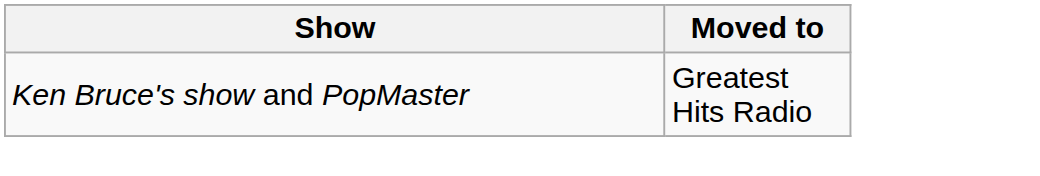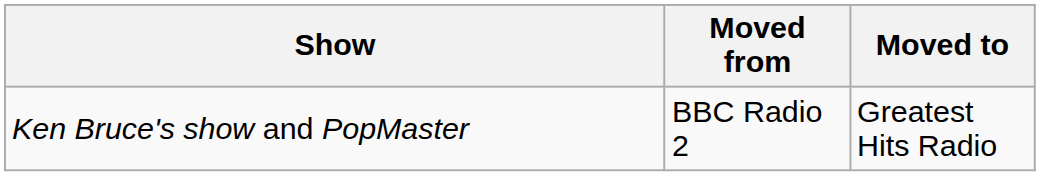+ column: (757, 45)
